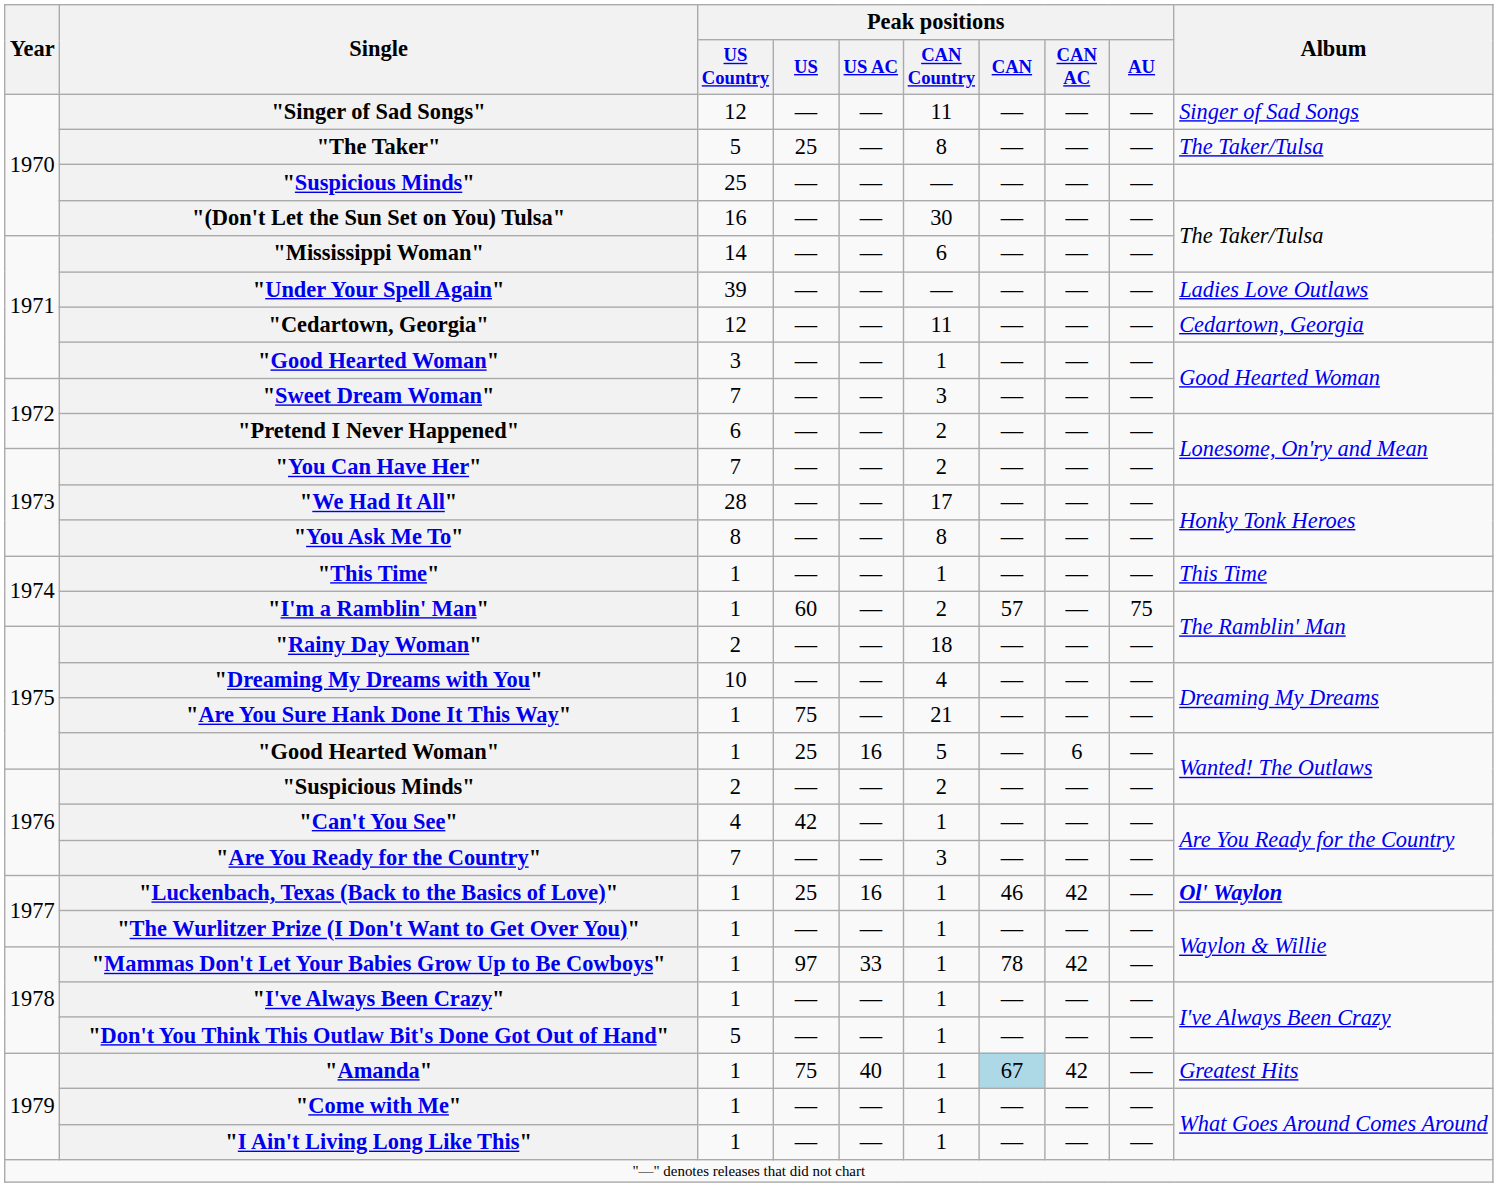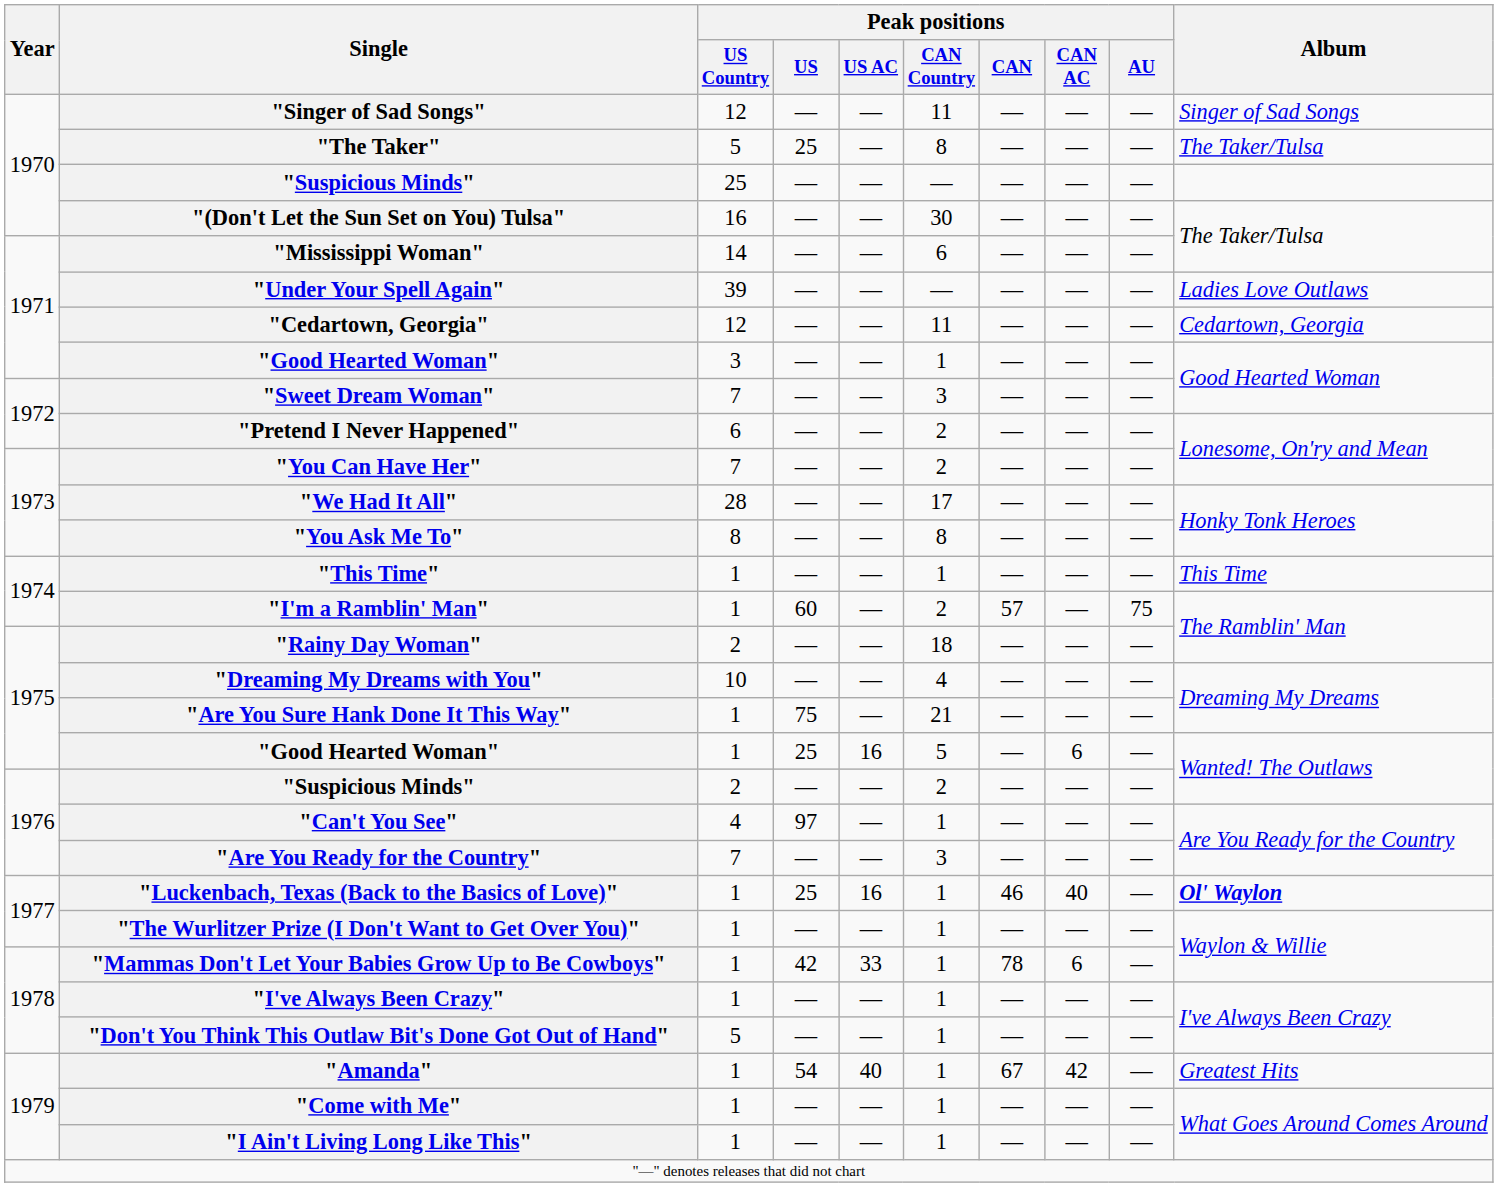(806, 821) 42 -> (806, 821) 97
(1077, 892) 42 -> (1077, 892) 40
(806, 964) 97 -> (806, 964) 42
(1077, 964) 42 -> (1077, 964) 6
(806, 1070) 75 -> (806, 1070) 54
(1012, 1070) lightblue background -> (1012, 1070) no background
